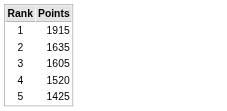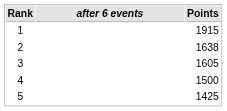+ column: (110, 13)
(58, 47) 1635 -> (207, 47) 1638
(58, 80) 1520 -> (207, 80) 1500
